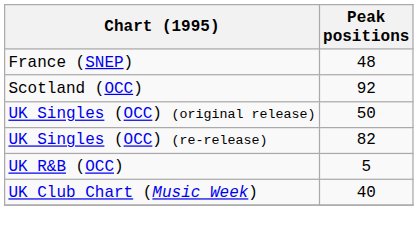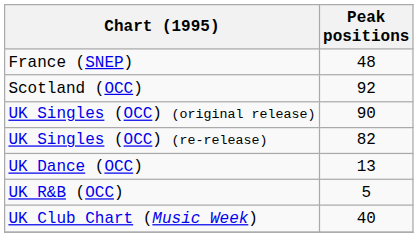(366, 114) 50 -> (366, 114) 90
+ row: (76, 166)
